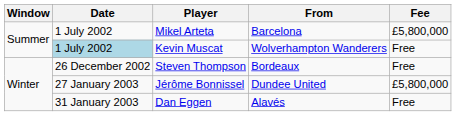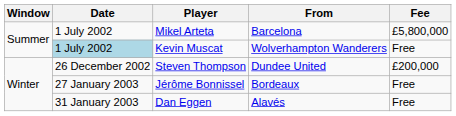(275, 66) Bordeaux -> (289, 66) Dundee United
(404, 66) Free -> (415, 66) £200,000
(289, 84) Dundee United -> (275, 84) Bordeaux
(420, 84) £5,800,000 -> (404, 84) Free
